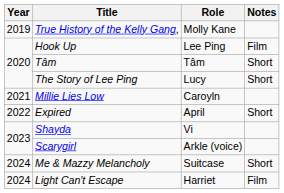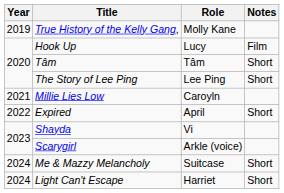(204, 46) Lee Ping -> (195, 46) Lucy
(195, 79) Lucy -> (204, 79) Lee Ping
(257, 180) Film -> (260, 180) Short
